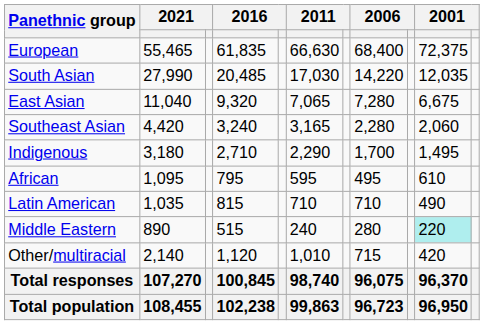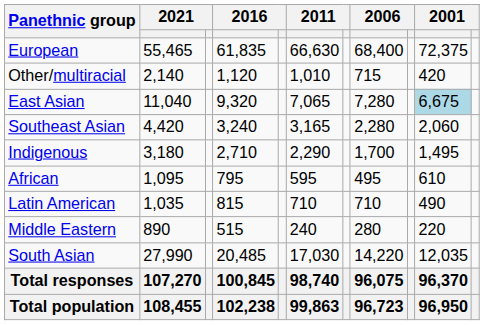rows swapped: (51, 76) <-> (67, 255)
(439, 101) no background -> (439, 101) lightblue background
(432, 229) paleturquoise background -> (432, 229) no background
